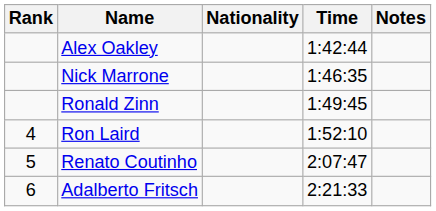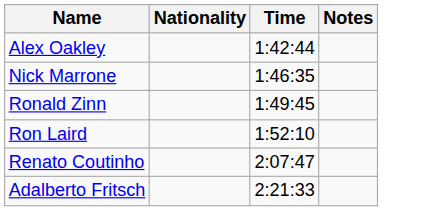- column: (31, 18)
